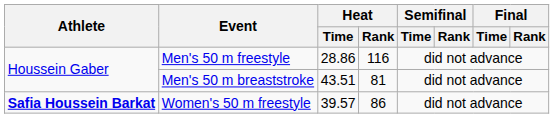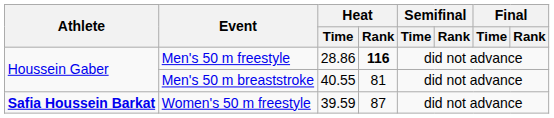(378, 59) normal -> (378, 59) bold
(338, 81) 43.51 -> (338, 81) 40.55
(338, 103) 39.57 -> (338, 103) 39.59
(378, 103) 86 -> (378, 103) 87
